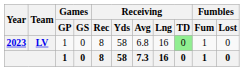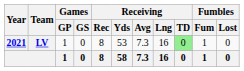(16, 43) 2023 -> (16, 43) 2021
(122, 43) 58 -> (122, 43) 53
(143, 43) 6.8 -> (143, 43) 7.3
